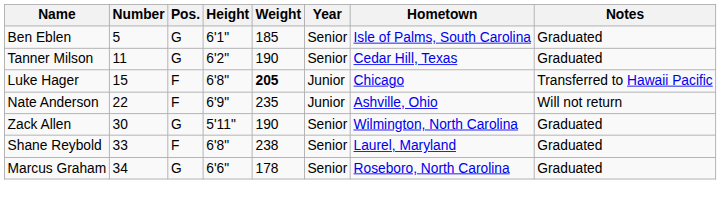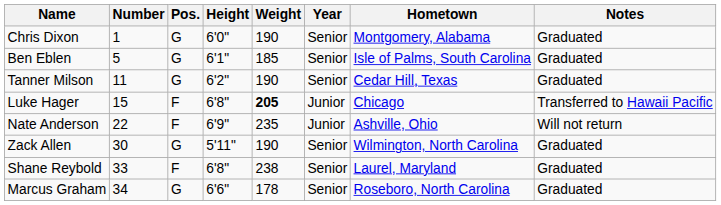+ row: (43, 37)
